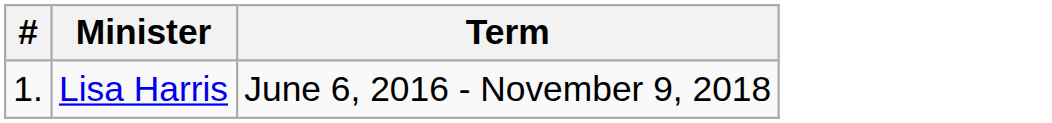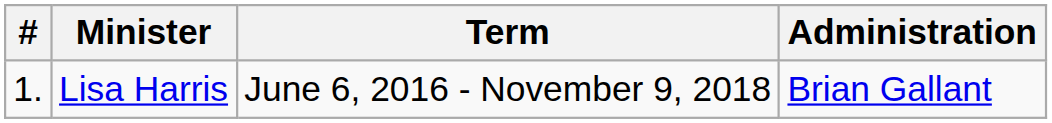+ column: (912, 32)
